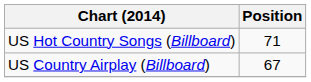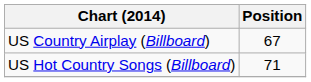rows swapped: (109, 64) <-> (122, 40)
